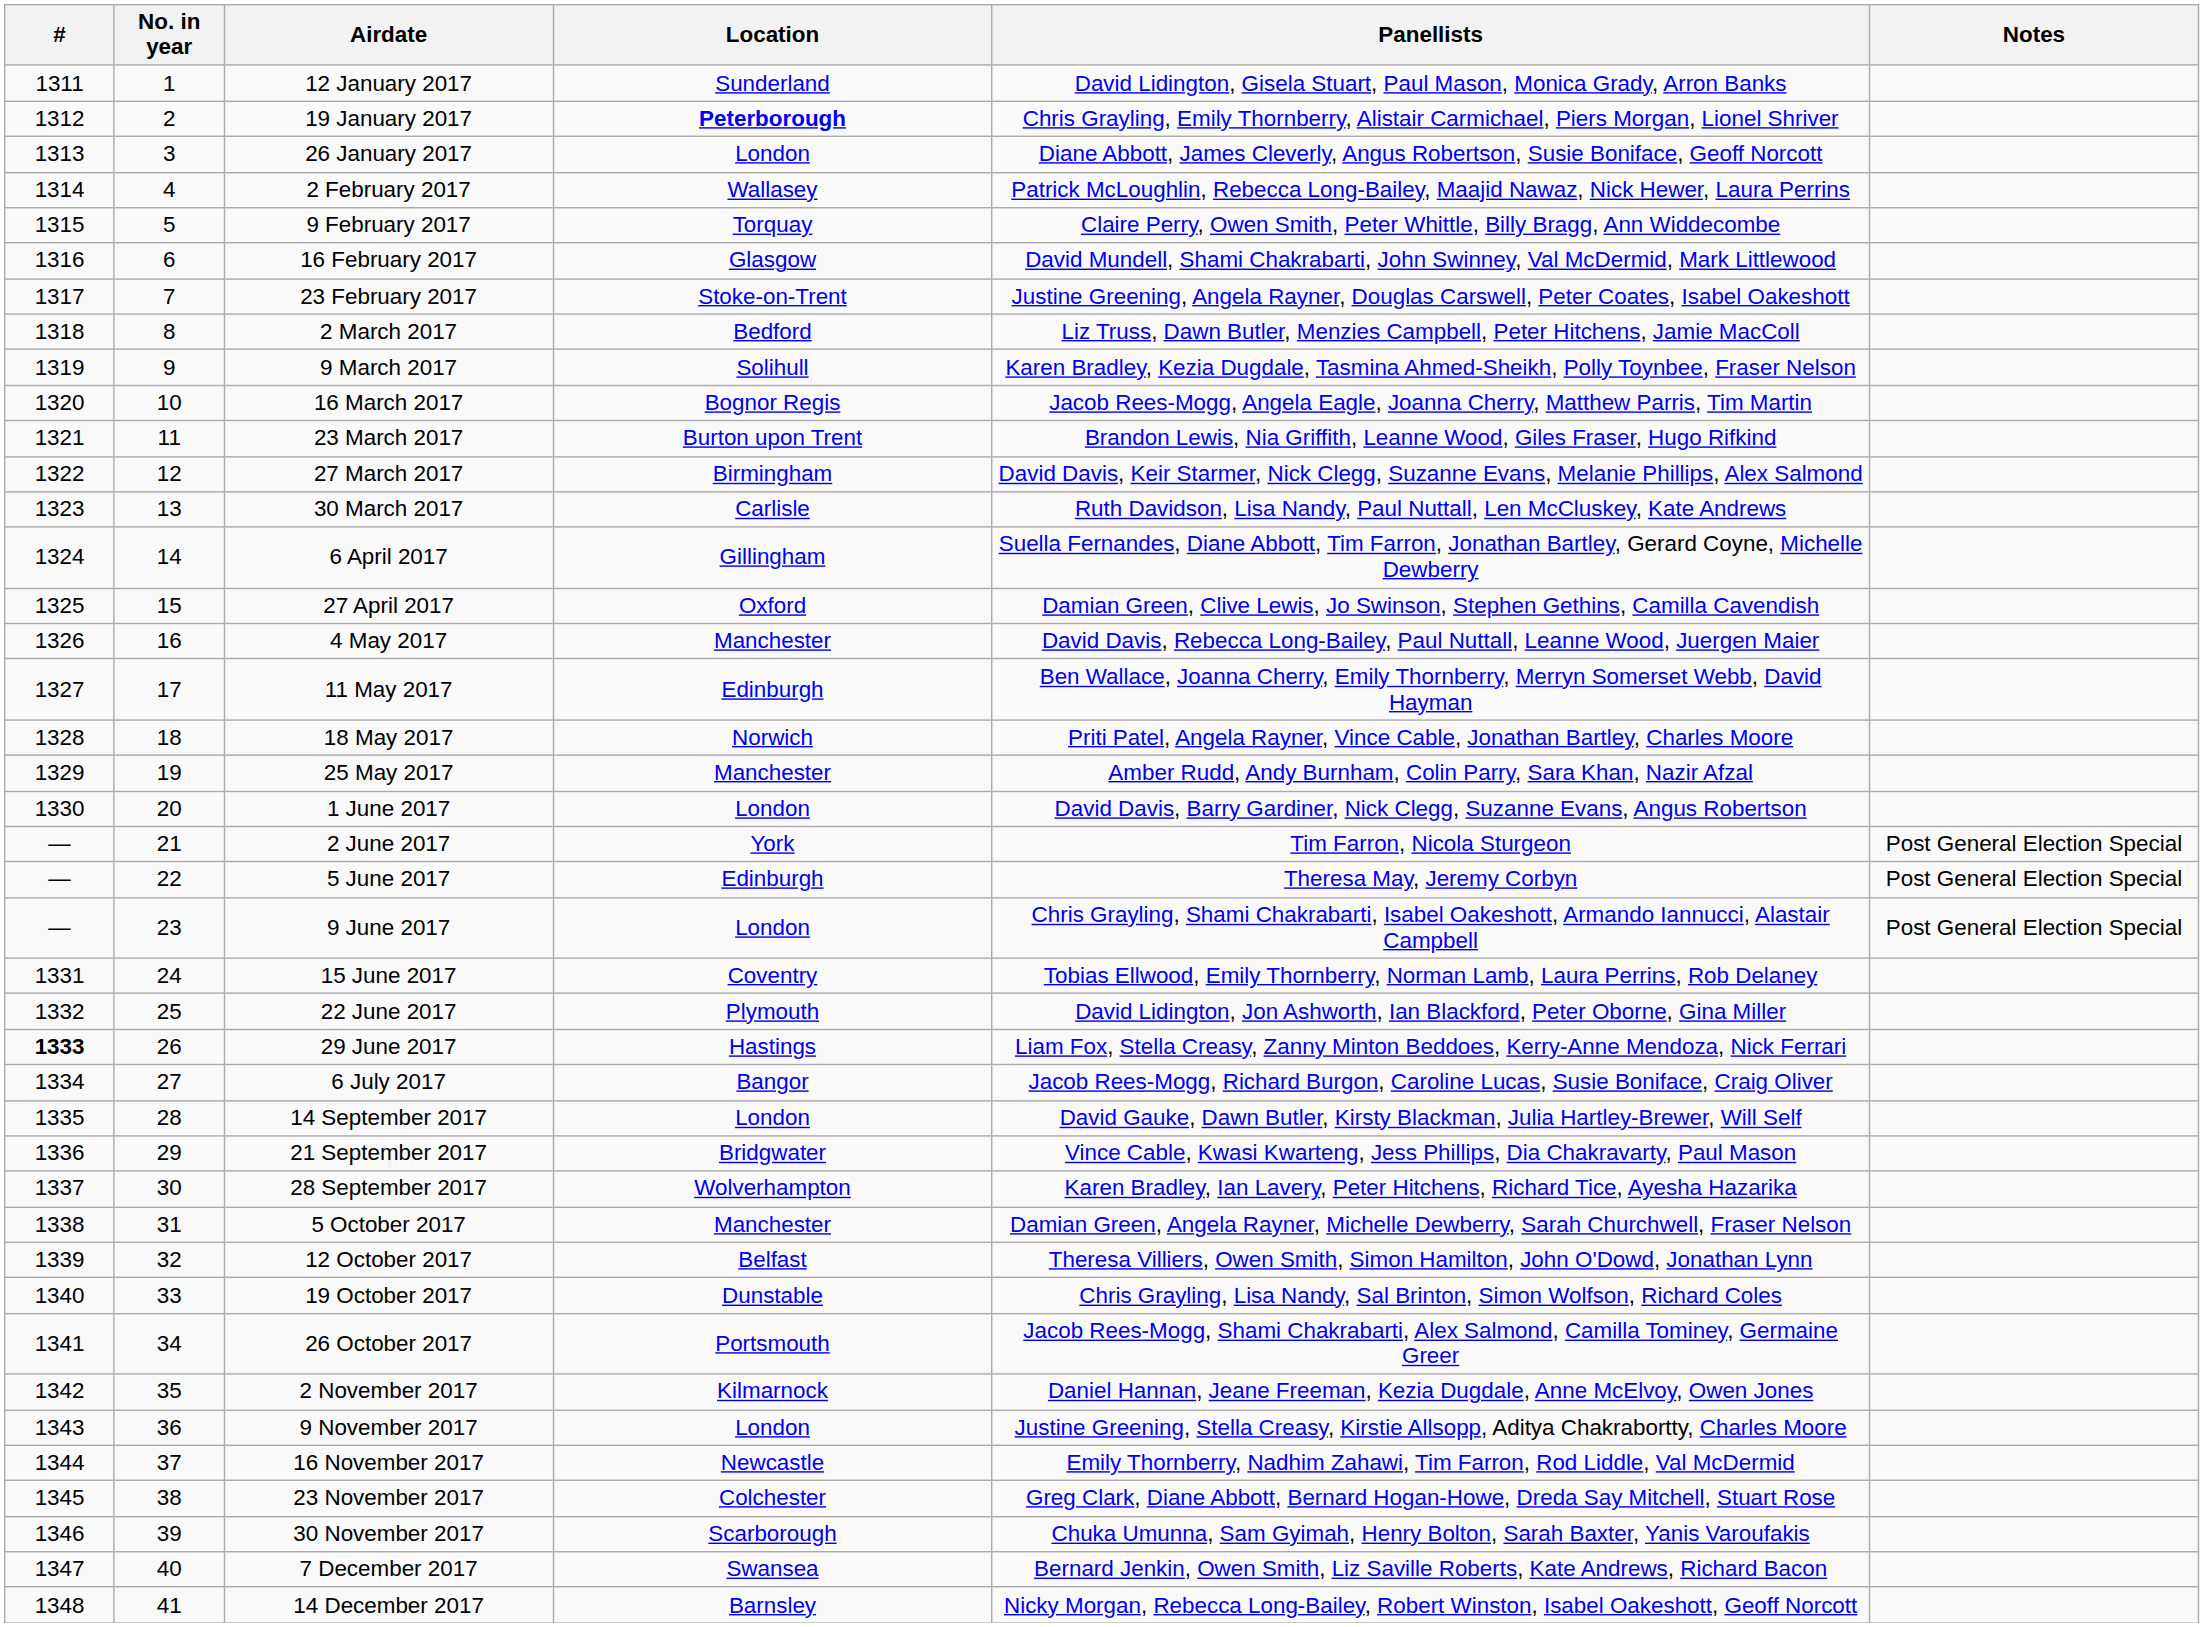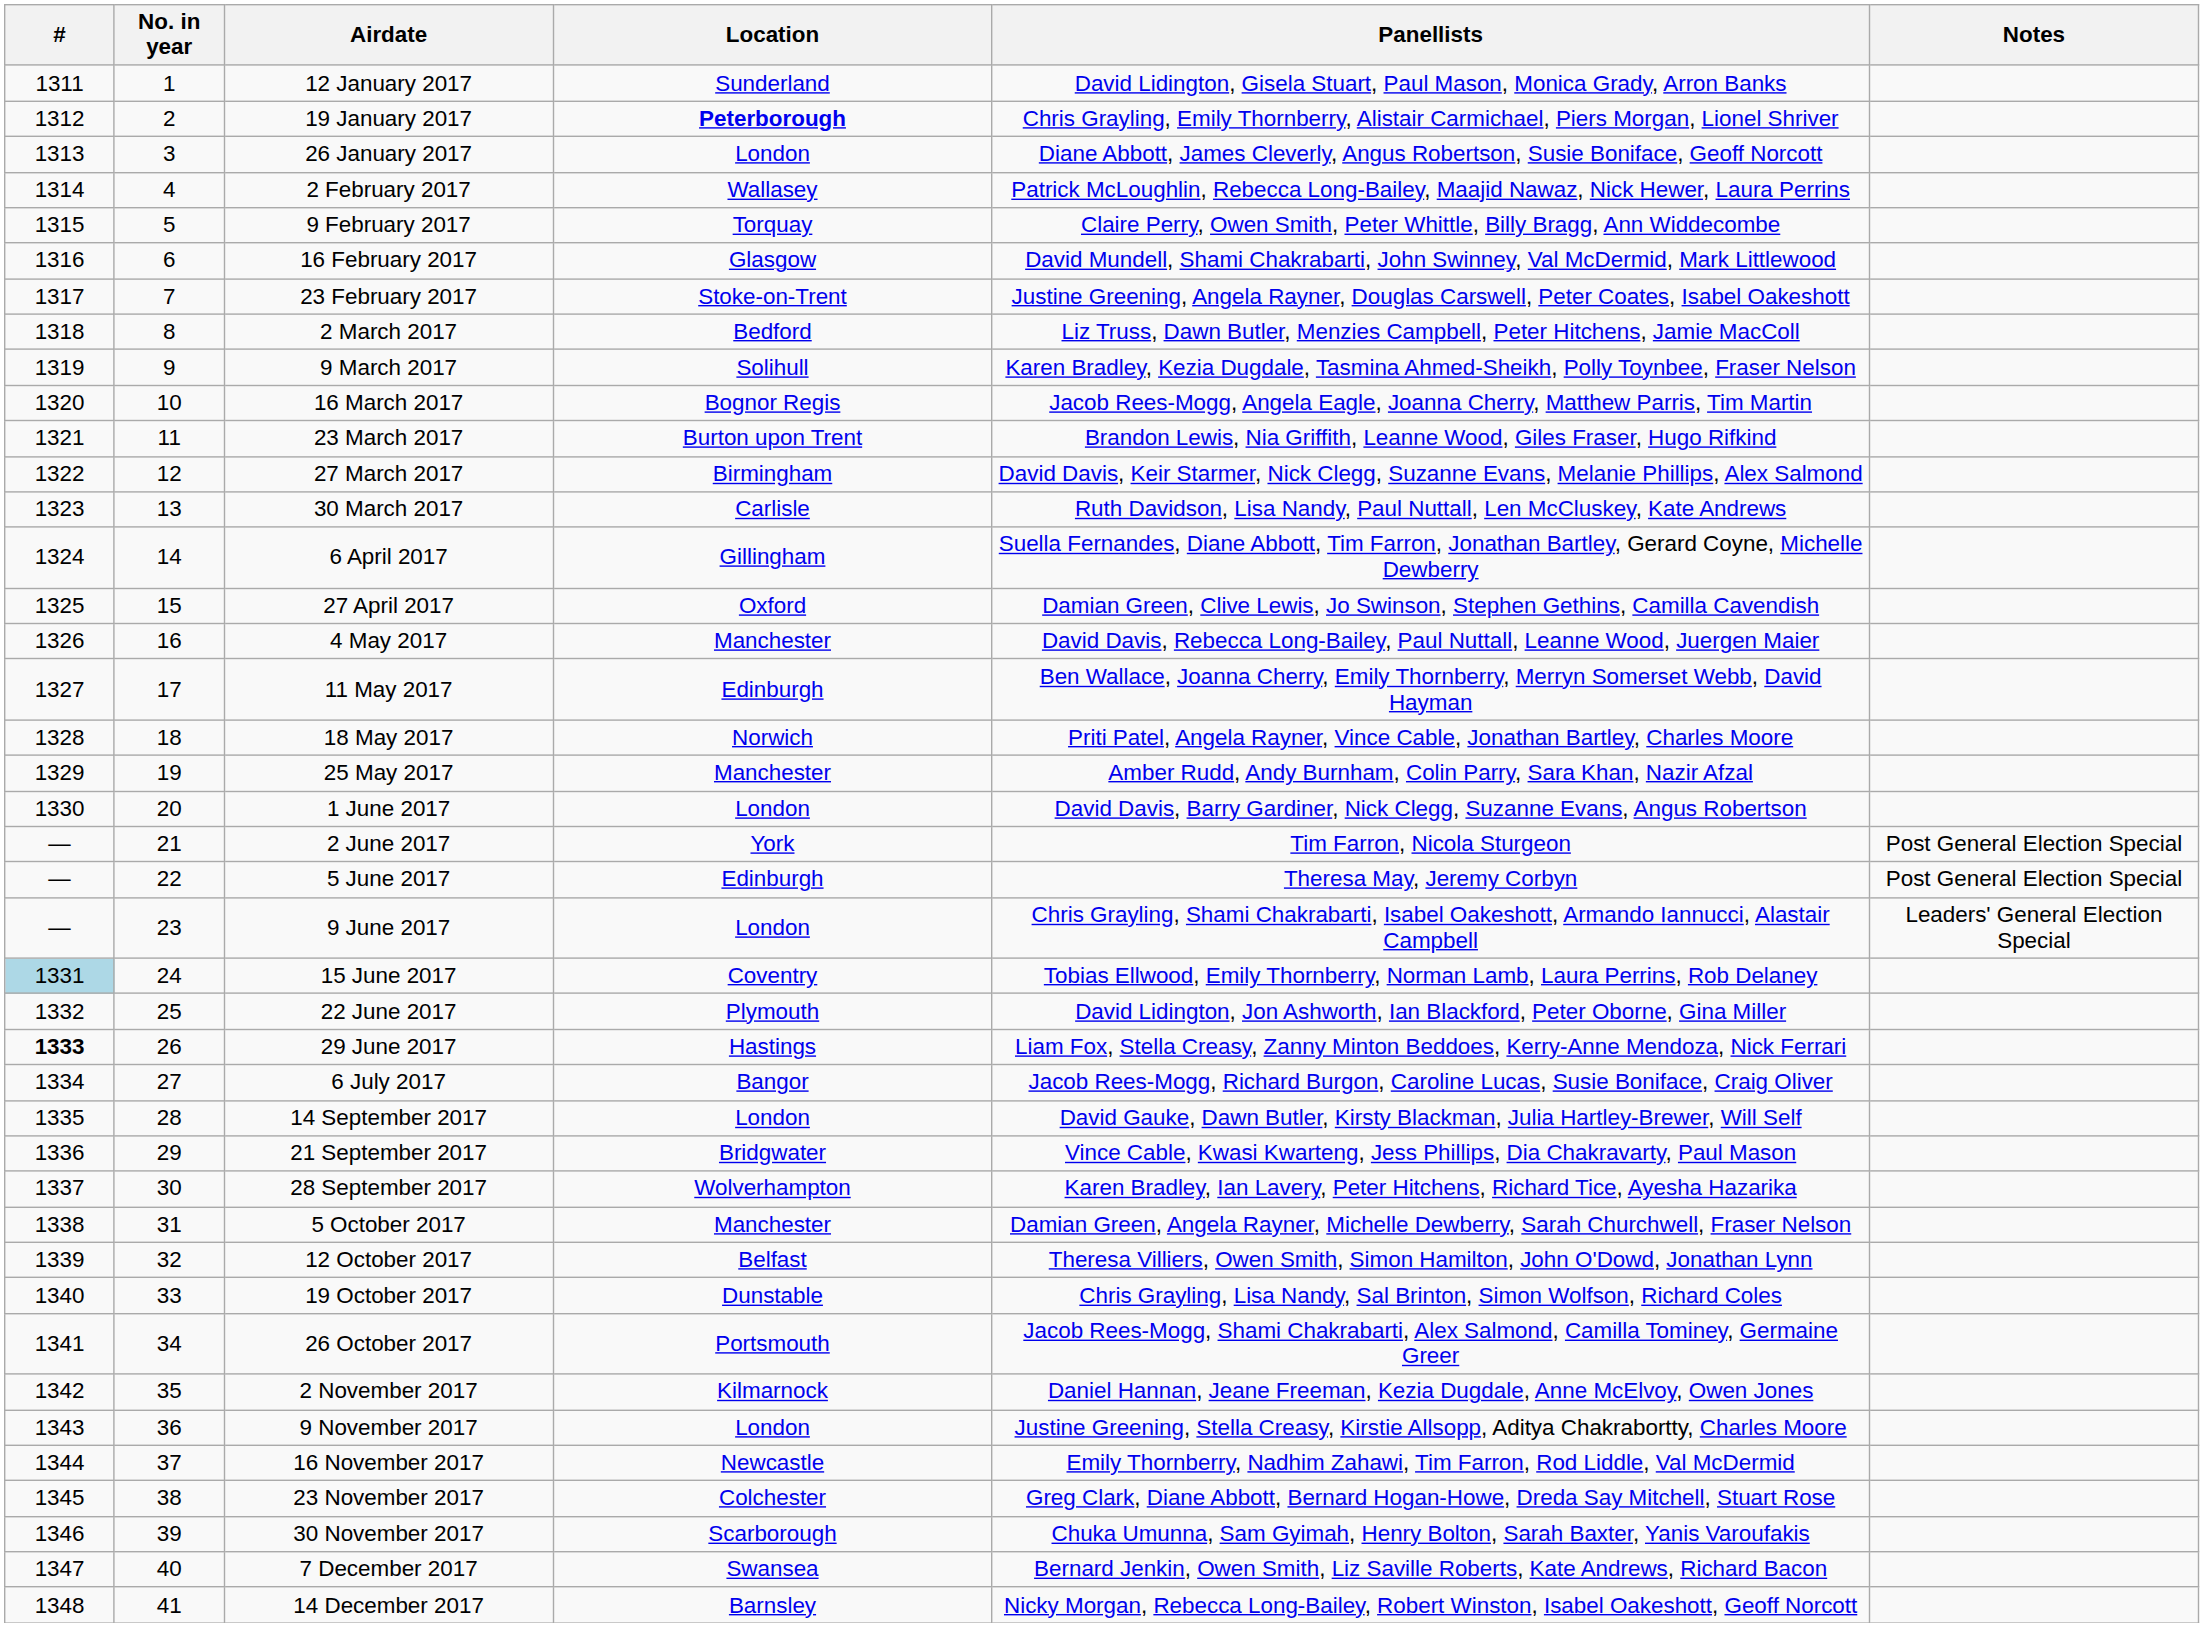(2034, 927) Post General Election Special -> (2034, 927) Leaders' General Election Special
(60, 975) no background -> (60, 975) lightblue background
